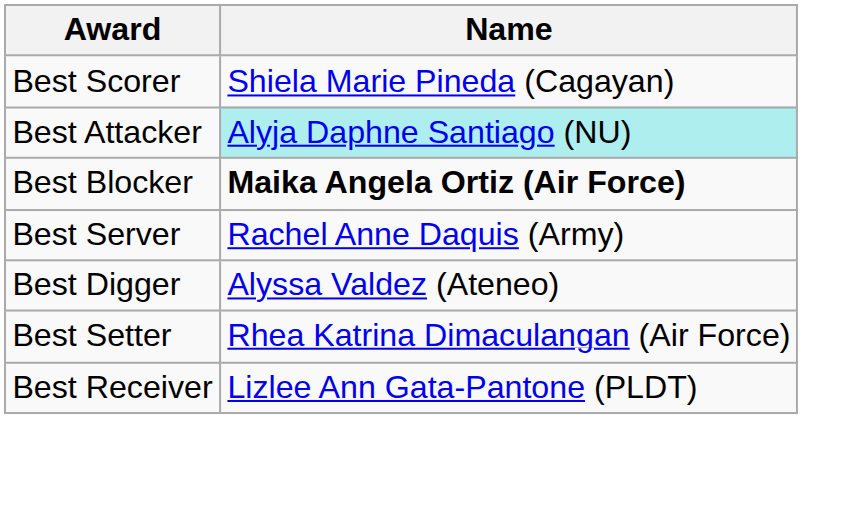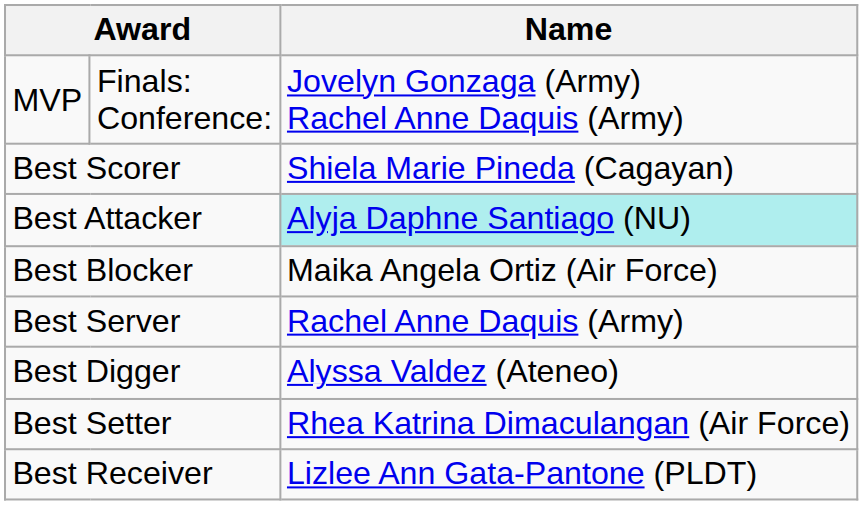+ row: (47, 99)
(456, 183) bold -> (502, 270) normal
